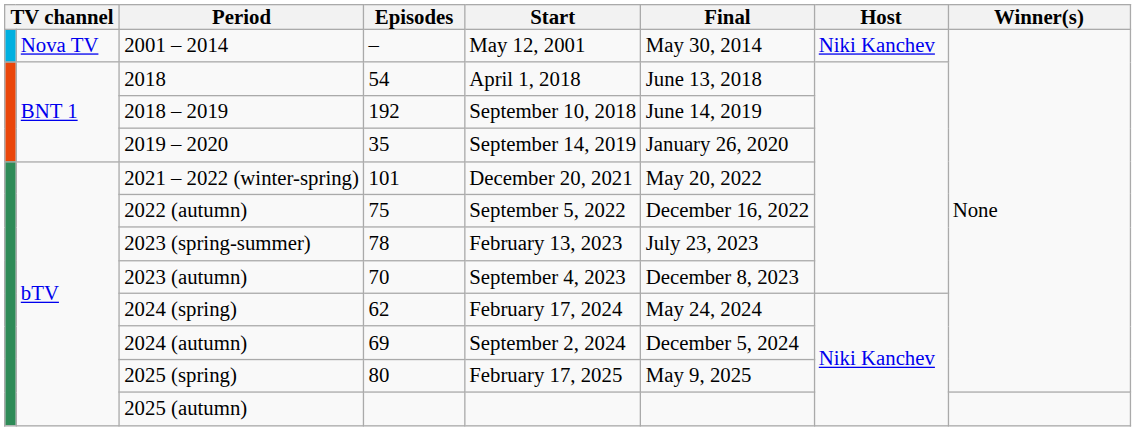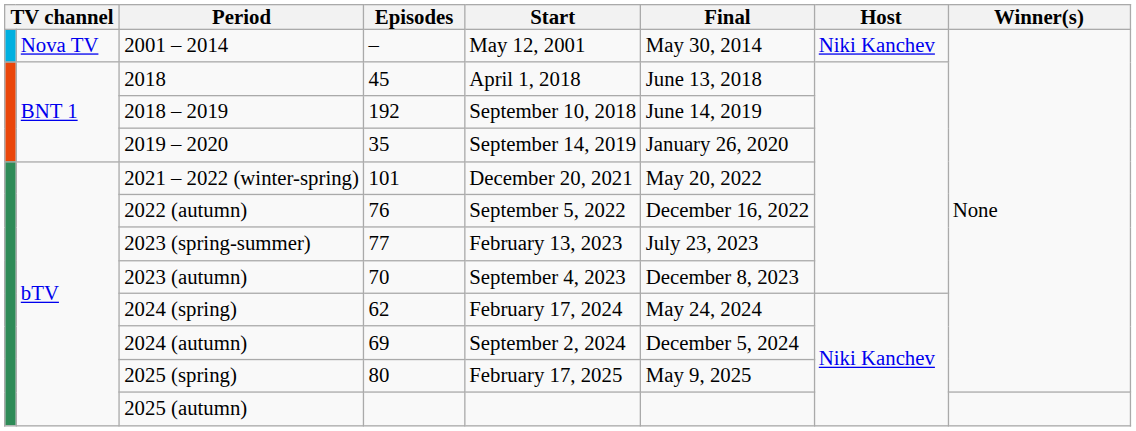(379, 78) 54 -> (379, 78) 45
(379, 210) 75 -> (379, 210) 76
(379, 243) 78 -> (379, 243) 77
